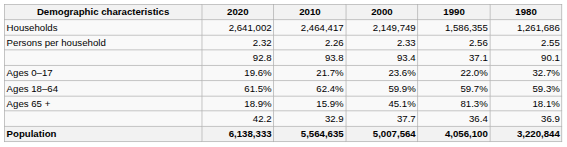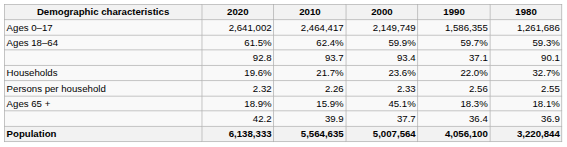(32, 28) Households -> (30, 28) Ages 0–17
rows swapped: (262, 43) <-> (258, 89)
(334, 58) 93.8 -> (334, 58) 93.7
(30, 73) Ages 0–17 -> (32, 73) Households
(474, 104) 81.3% -> (474, 104) 18.3%
(334, 119) 32.9 -> (334, 119) 39.9
